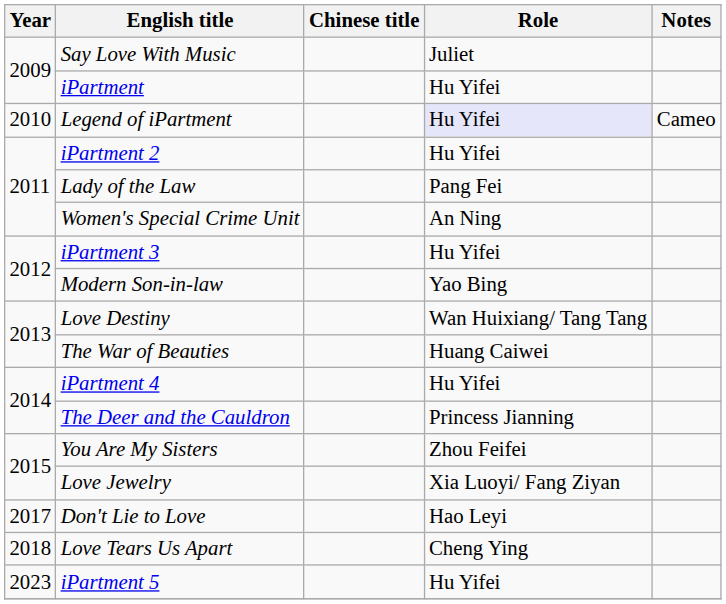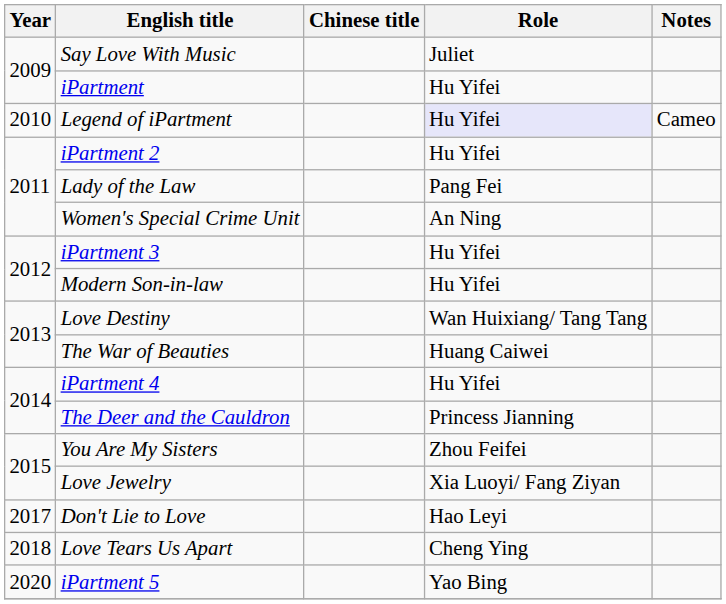(468, 284) Yao Bing -> (465, 284) Hu Yifei
(30, 581) 2023 -> (30, 581) 2020
(465, 581) Hu Yifei -> (468, 581) Yao Bing
